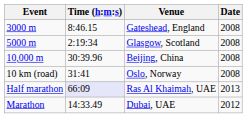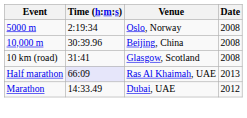- row: (21, 27)
(163, 43) Glasgow, Scotland -> (154, 27) Oslo, Norway
(154, 74) Oslo, Norway -> (163, 58) Glasgow, Scotland
